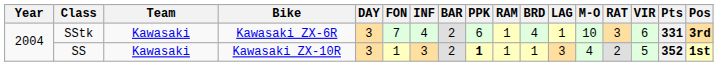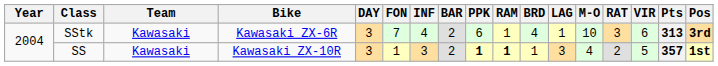(672, 33) 331 -> (672, 33) 313
(507, 52) normal -> (507, 52) bold
(672, 52) 352 -> (672, 52) 357
